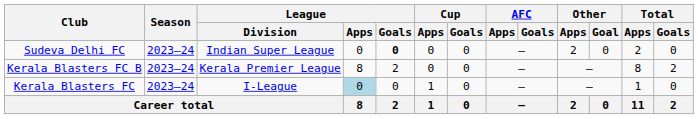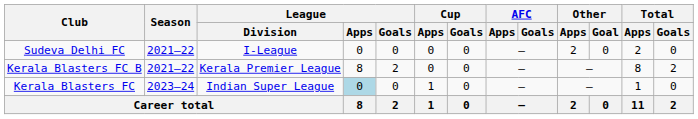(171, 50) 2023–24 -> (171, 50) 2021–22
(270, 50) Indian Super League -> (270, 50) I-League
(395, 50) bold -> (395, 50) normal
(171, 68) 2023–24 -> (171, 68) 2021–22
(270, 86) I-League -> (270, 86) Indian Super League
